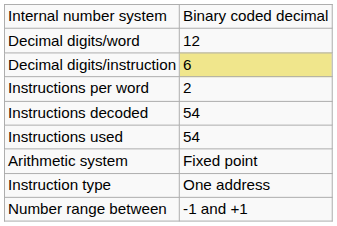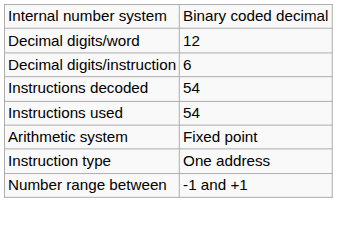(187, 64) khaki background -> (187, 64) no background
- row: (79, 88)
